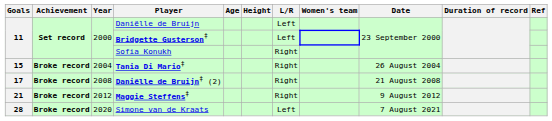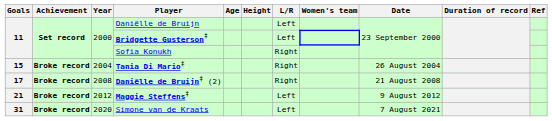(286, 95) Right -> (286, 95) Left
(19, 109) 28 -> (19, 109) 31
